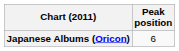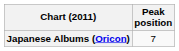(153, 38) 6 -> (153, 38) 7
